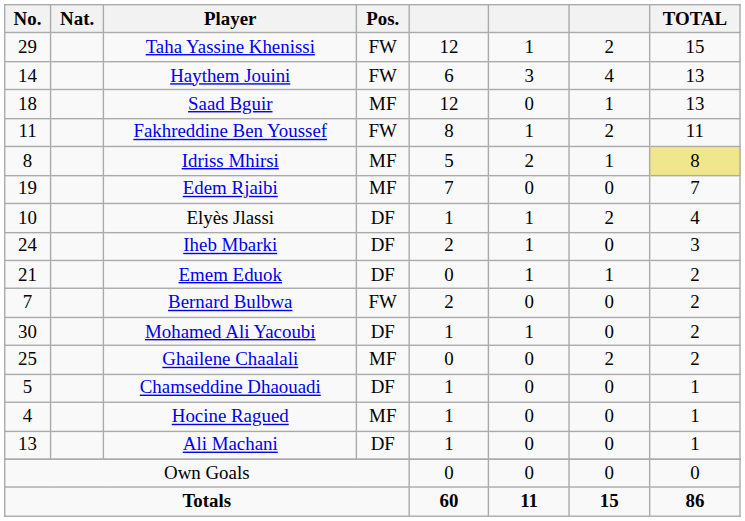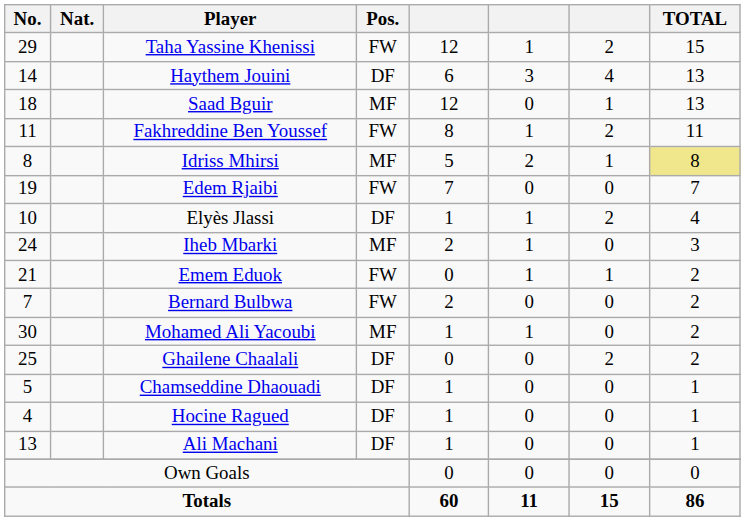(383, 75) FW -> (383, 75) DF
(383, 188) MF -> (383, 188) FW
(383, 245) DF -> (383, 245) MF
(383, 273) DF -> (383, 273) FW
(383, 330) DF -> (383, 330) MF
(383, 359) MF -> (383, 359) DF
(383, 416) MF -> (383, 416) DF
